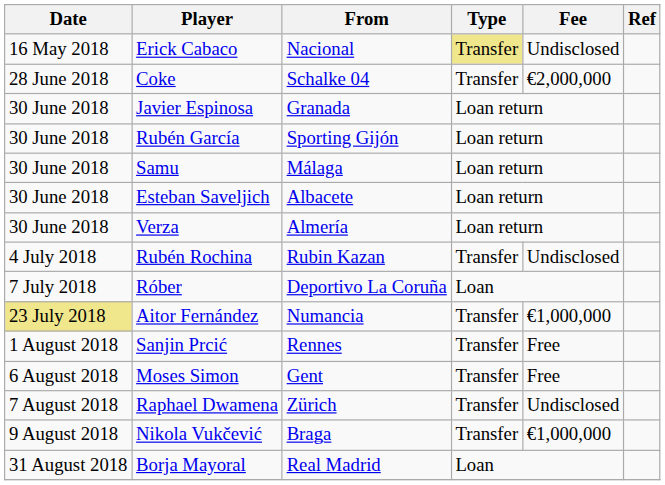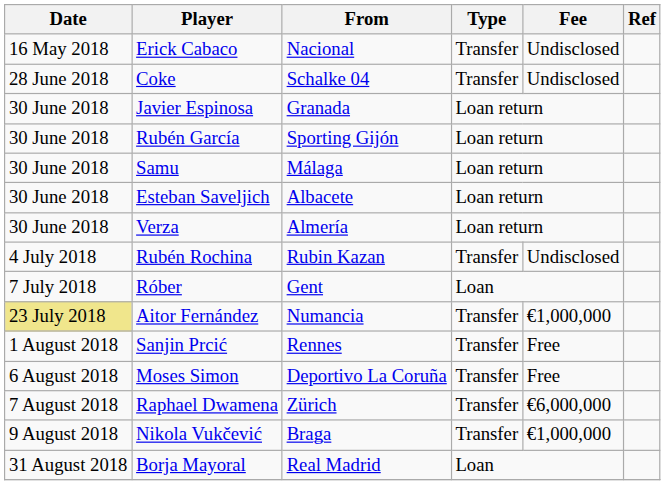(487, 49) khaki background -> (487, 49) no background
(569, 78) €2,000,000 -> (573, 78) Undisclosed
(367, 286) Deportivo La Coruña -> (305, 286) Gent
(305, 375) Gent -> (367, 375) Deportivo La Coruña
(573, 405) Undisclosed -> (569, 405) €6,000,000
